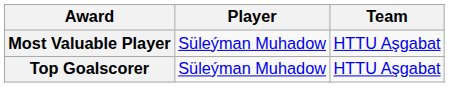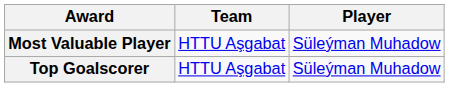columns swapped: (252, 17) <-> (387, 17)
